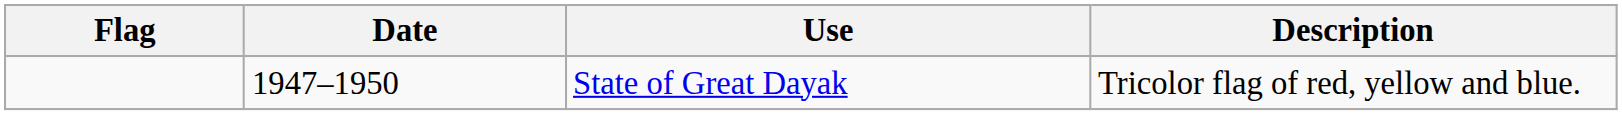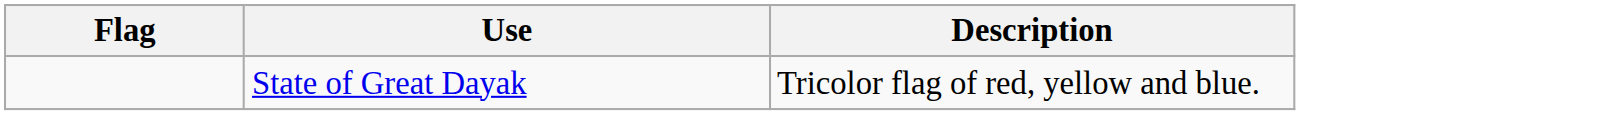- column: (405, 30)
